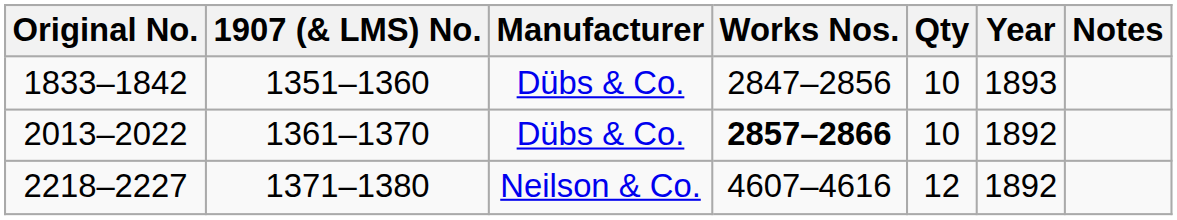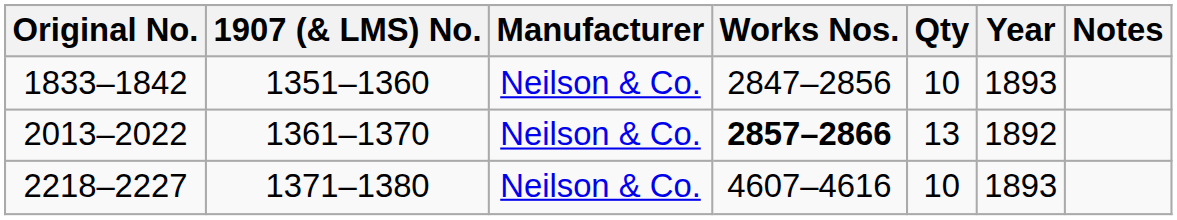(600, 82) Dübs & Co. -> (601, 82) Neilson & Co.
(600, 134) Dübs & Co. -> (601, 134) Neilson & Co.
(942, 134) 10 -> (942, 134) 13
(942, 186) 12 -> (942, 186) 10
(1021, 186) 1892 -> (1021, 186) 1893
